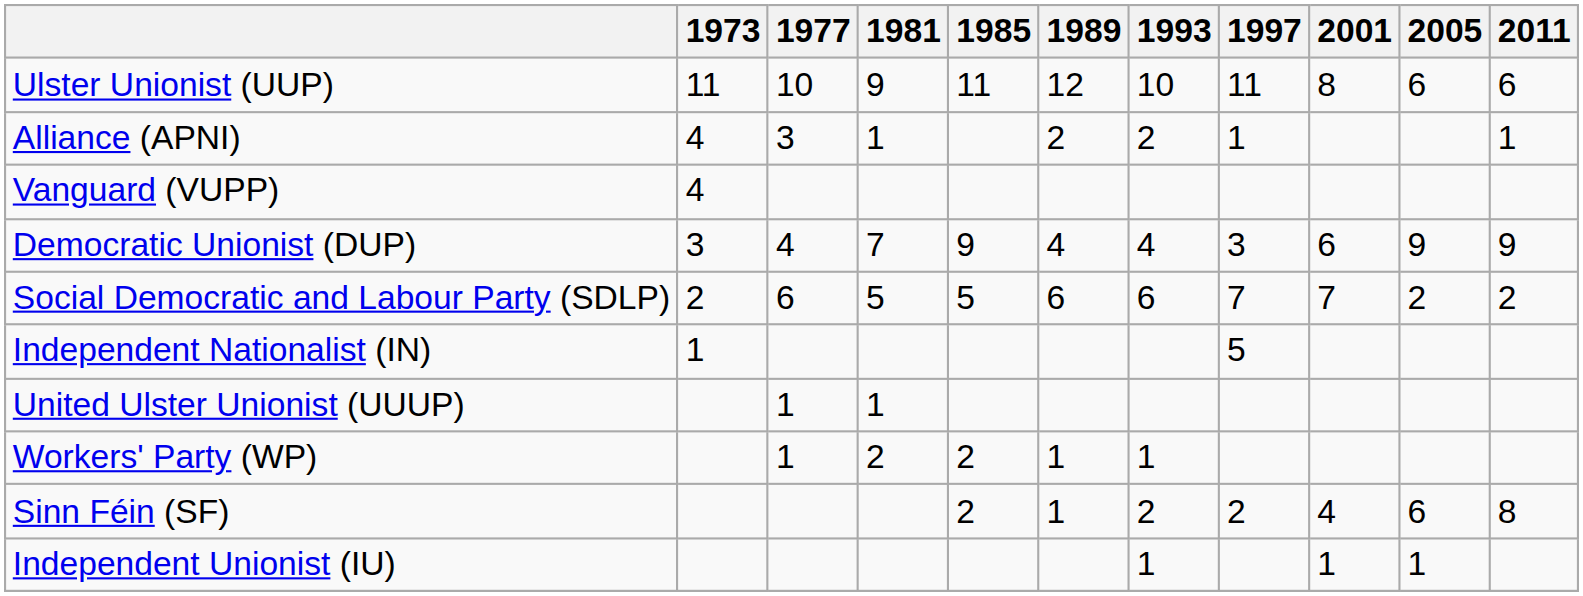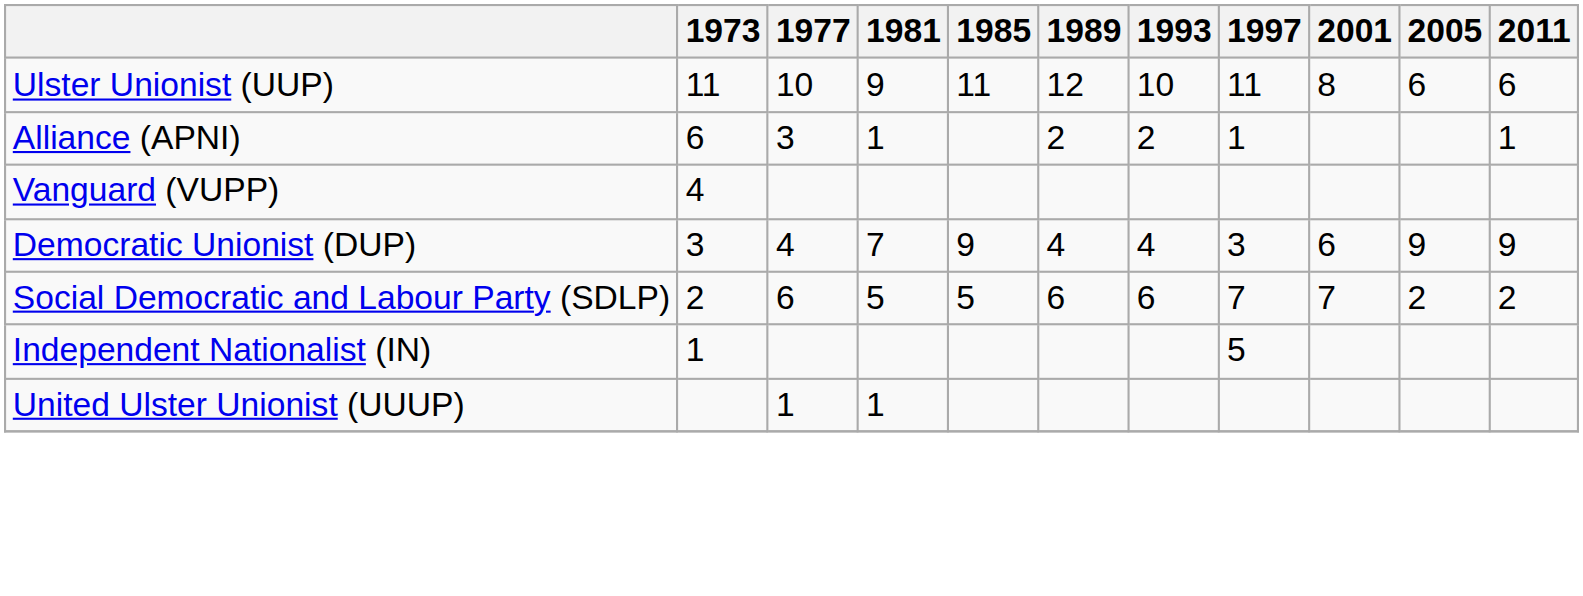(695, 137) 4 -> (695, 137) 6
- row: (165, 457)
- row: (121, 510)
- row: (204, 564)
